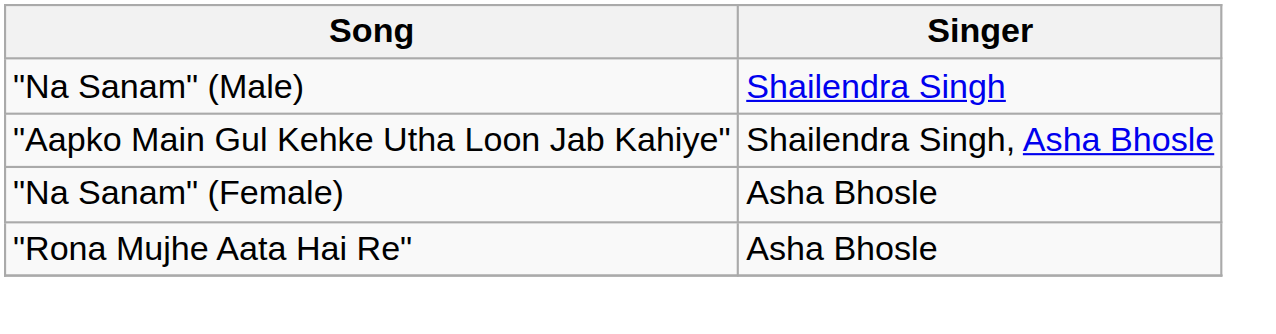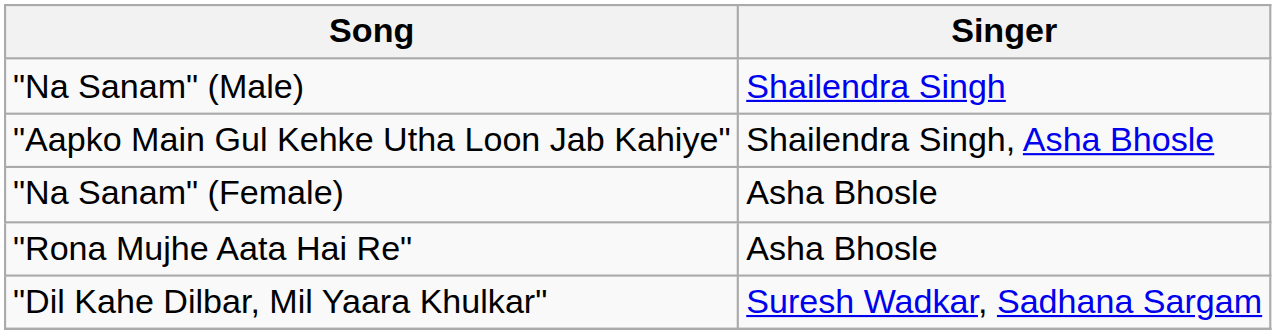+ row: (280, 301)
